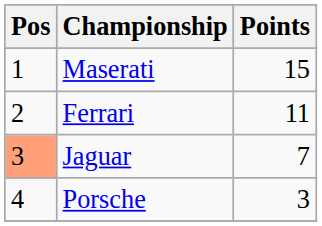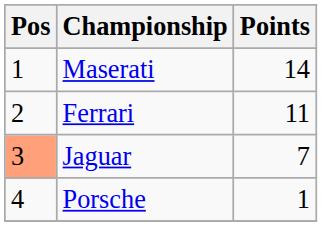(297, 69) 15 -> (297, 69) 14
(303, 199) 3 -> (303, 199) 1
